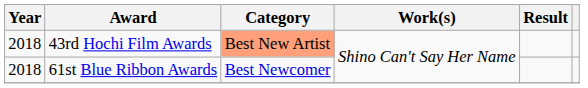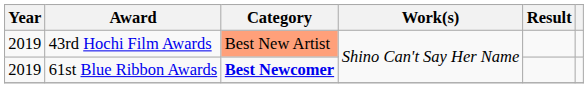(25, 43) 2018 -> (25, 43) 2019
(25, 69) 2018 -> (25, 69) 2019
(278, 69) normal -> (279, 69) bold
